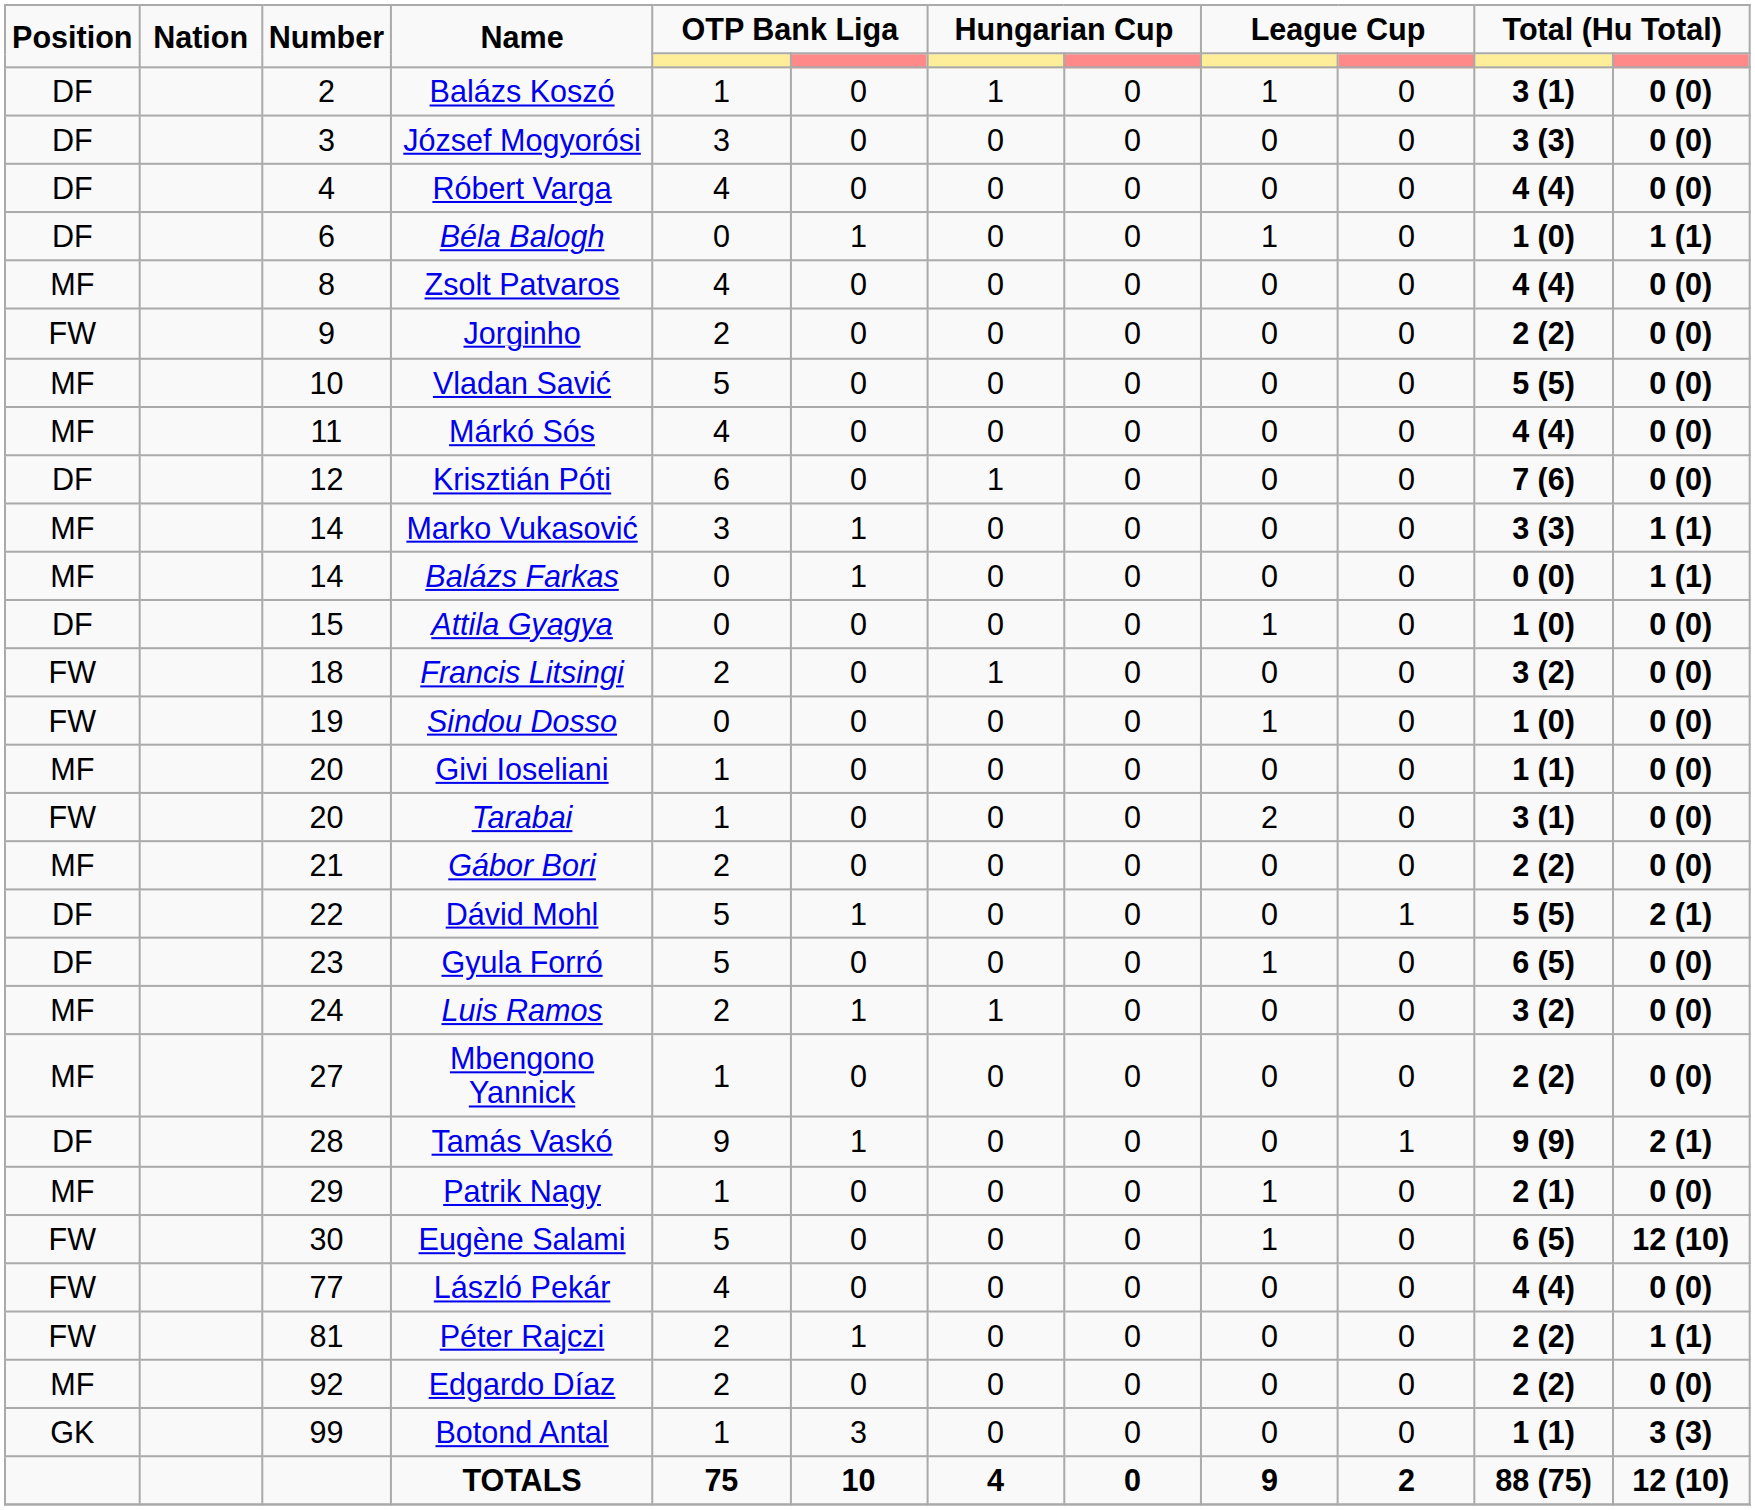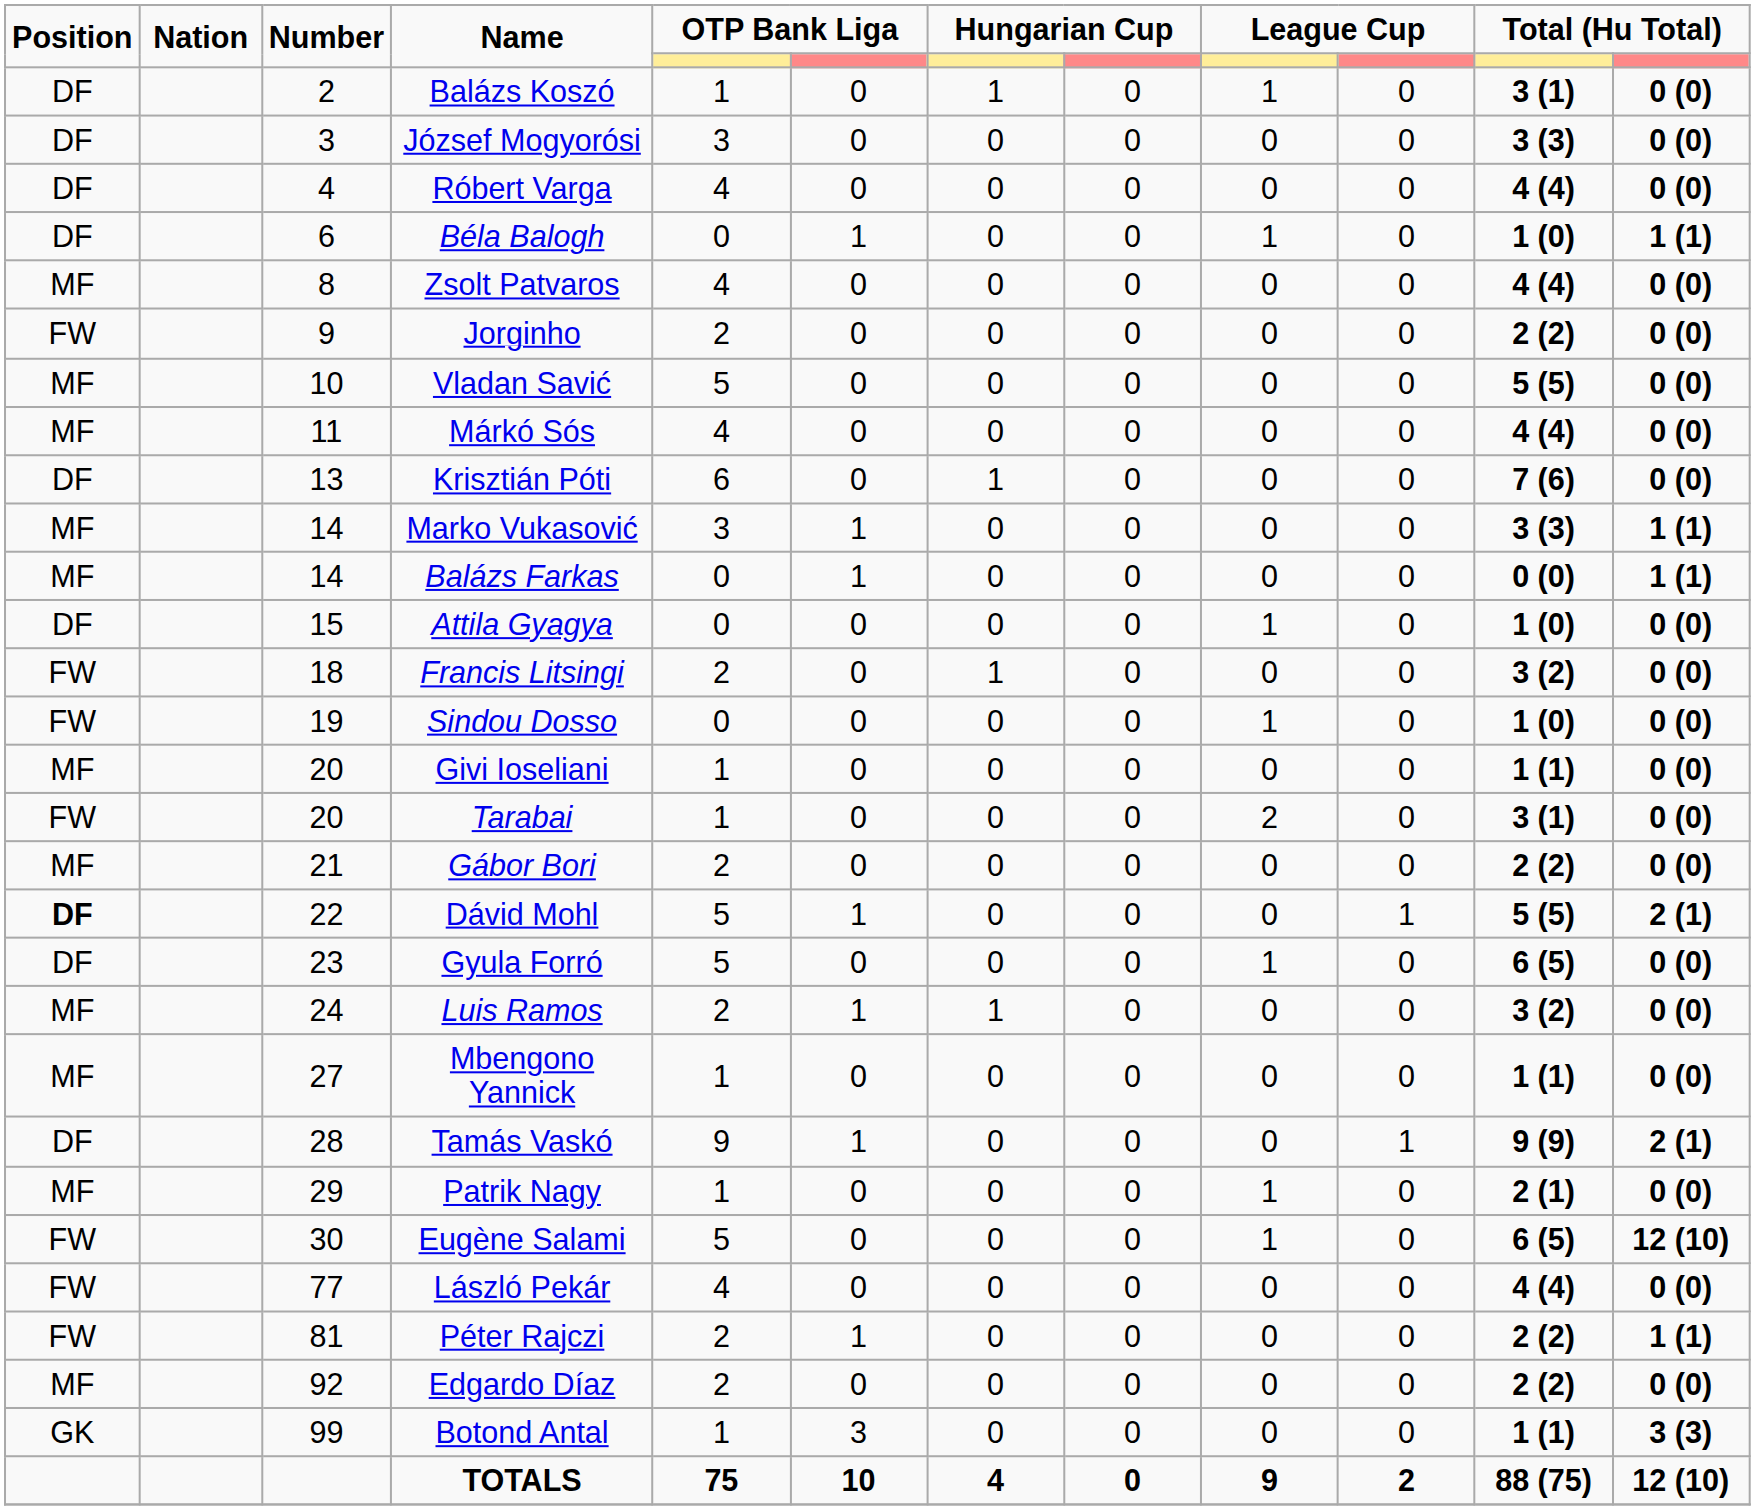(326, 479) 12 -> (326, 479) 13
(72, 914) normal -> (72, 914) bold
(1544, 1076) 2 (2) -> (1544, 1076) 1 (1)
